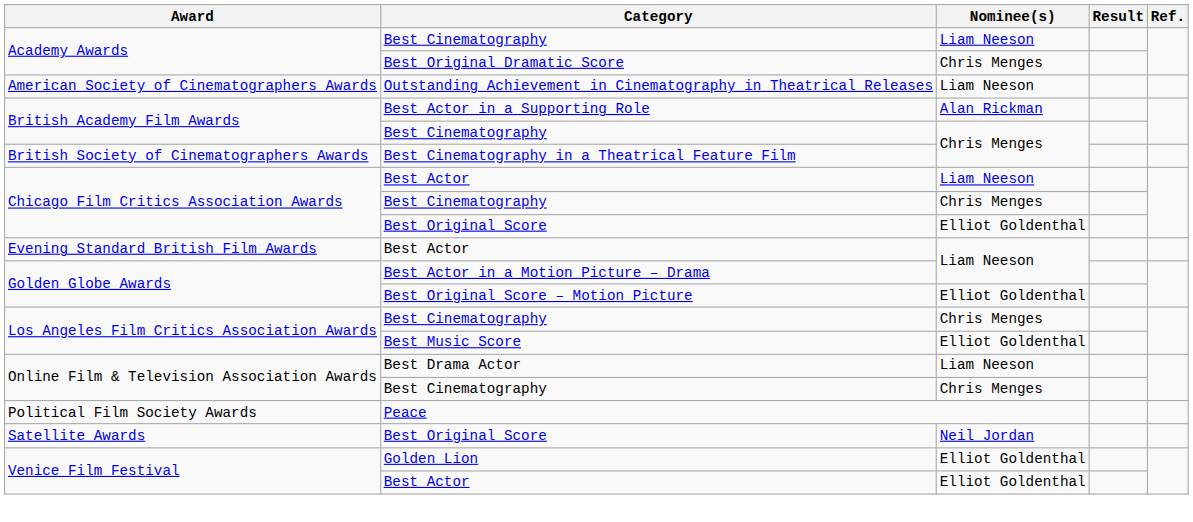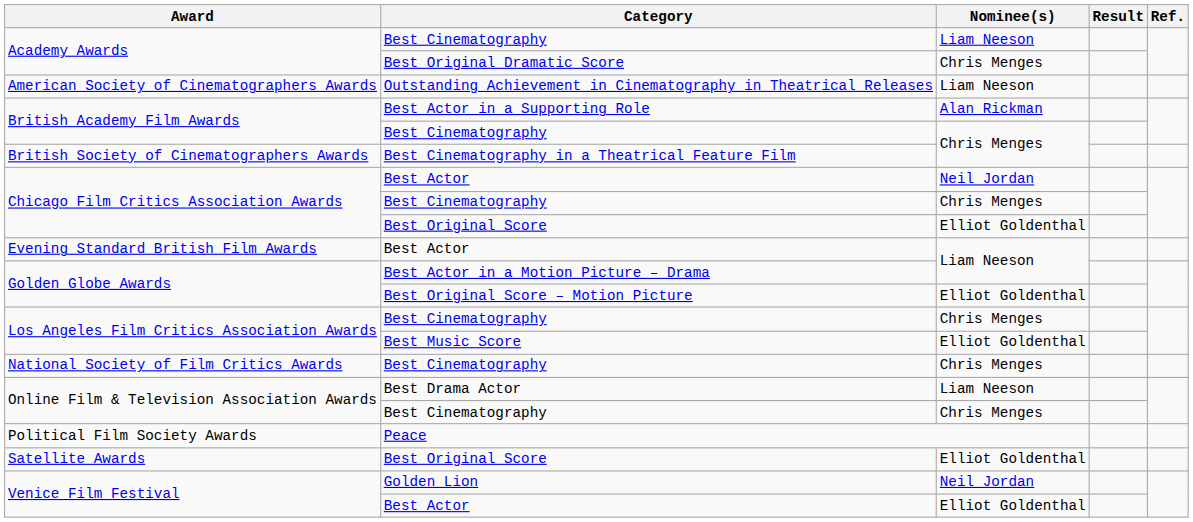(987, 179) Liam Neeson -> (987, 179) Neil Jordan
+ row: (175, 366)
(987, 436) Neil Jordan -> (1013, 459) Elliot Goldenthal
(1013, 459) Elliot Goldenthal -> (987, 482) Neil Jordan
